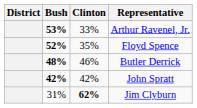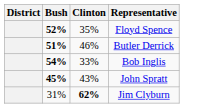- row: (150, 29)
(56, 62) 48% -> (56, 45) 51%
+ row: (144, 62)
(56, 78) 42% -> (56, 78) 45%
(89, 78) 42% -> (89, 78) 43%
